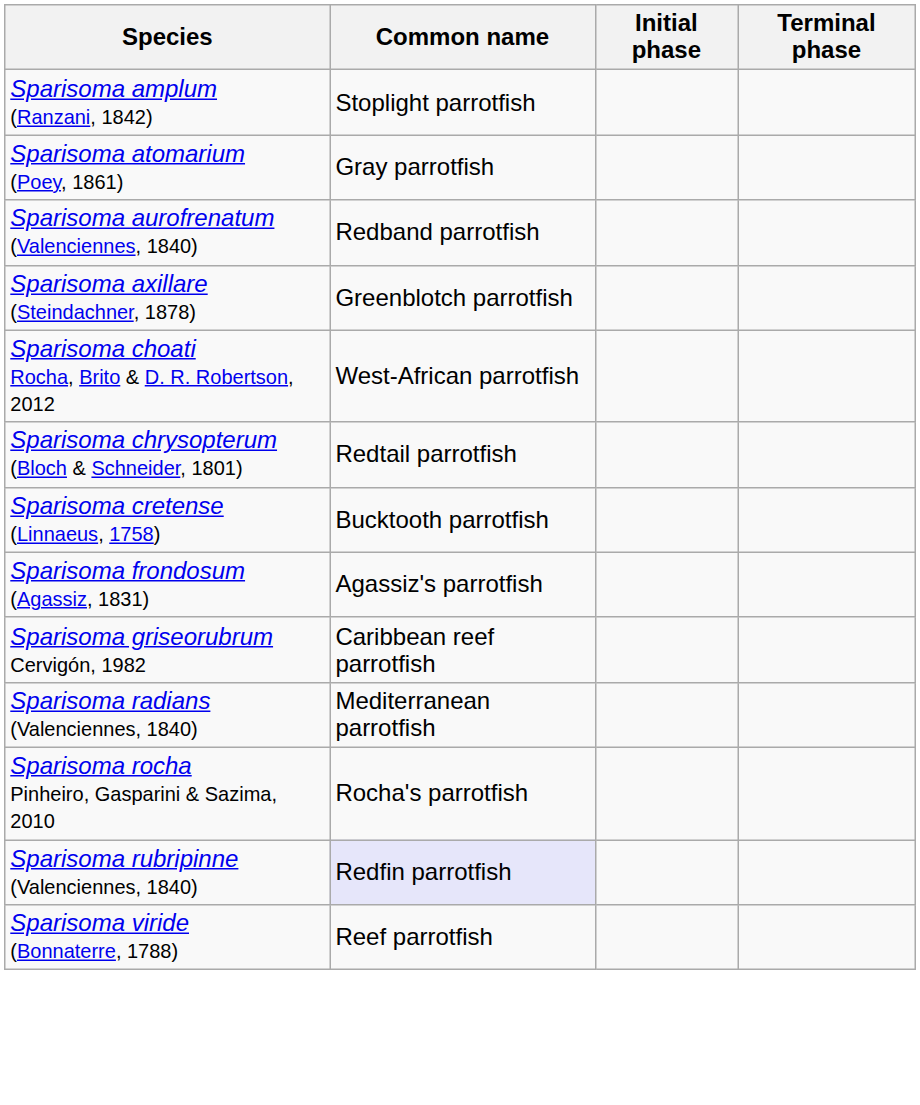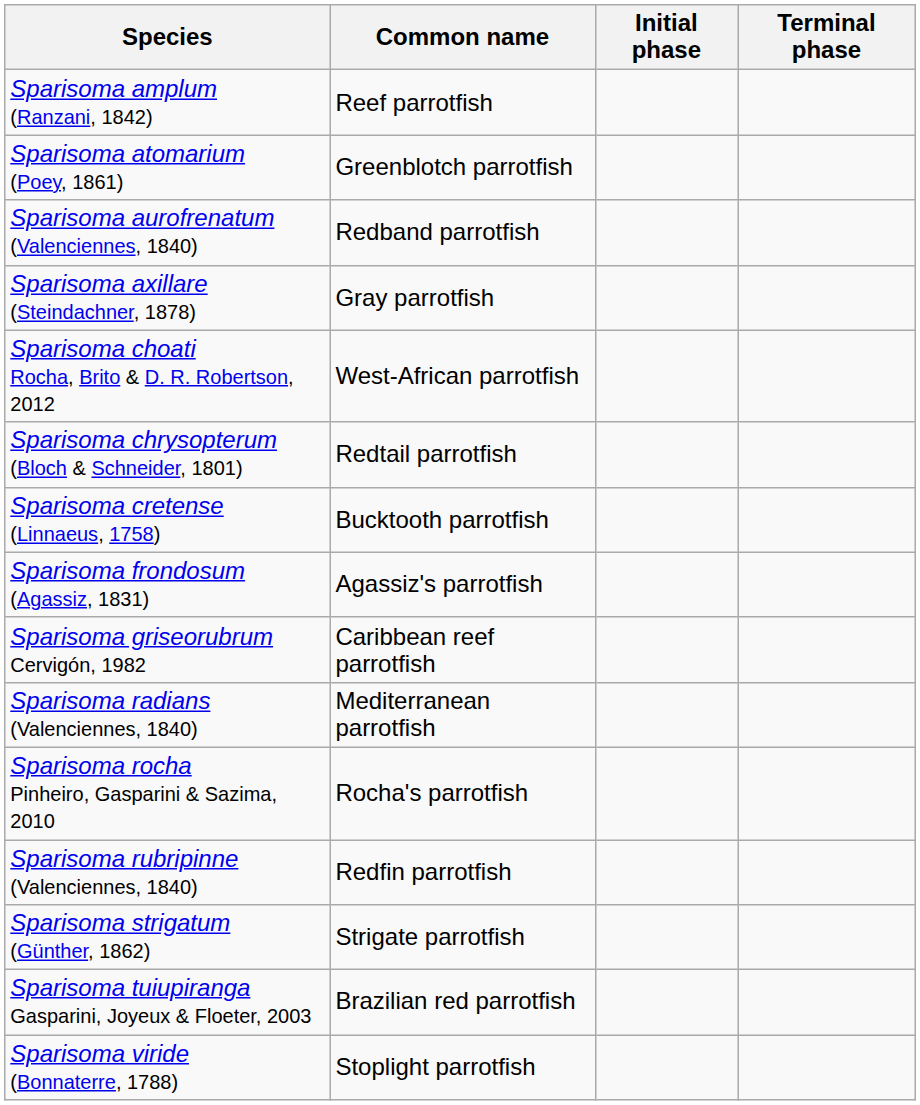(435, 102) Stoplight parrotfish -> (414, 102) Reef parrotfish
(415, 167) Gray parrotfish -> (454, 167) Greenblotch parrotfish
(454, 297) Greenblotch parrotfish -> (415, 297) Gray parrotfish
(423, 871) lavender background -> (423, 871) no background
+ row: (120, 936)
+ row: (161, 1001)
(414, 936) Reef parrotfish -> (435, 1066) Stoplight parrotfish
